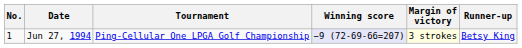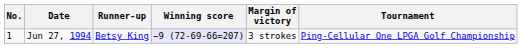columns swapped: (202, 17) <-> (488, 17)
(433, 36) lightyellow background -> (272, 36) no background
